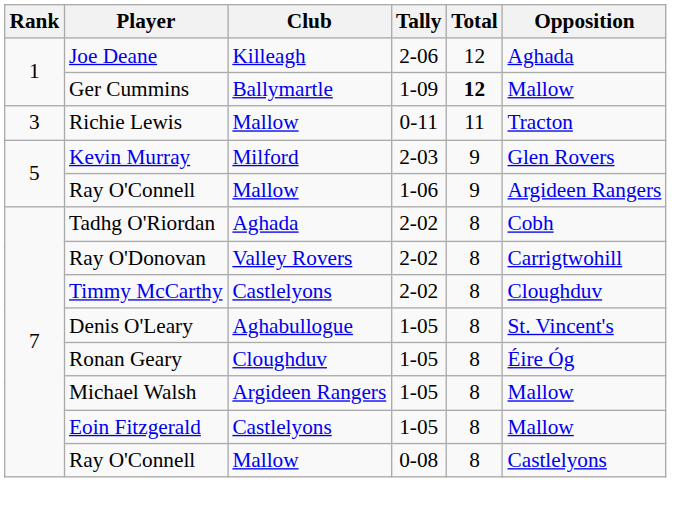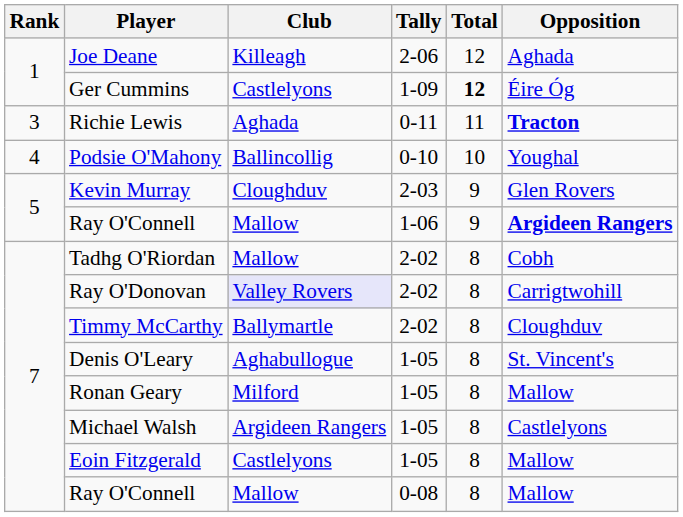(283, 88) Ballymartle -> (282, 88) Castlelyons
(541, 88) Mallow -> (541, 88) Éire Óg
(265, 122) Mallow -> (265, 122) Aghada
(540, 122) normal -> (543, 122) bold
+ row: (145, 156)
(265, 156) Milford -> (280, 190) Cloughduv
(584, 190) normal -> (590, 223) bold
(265, 223) Aghada -> (265, 257) Mallow
(292, 257) no background -> (292, 291) lavender background
(282, 291) Castlelyons -> (283, 325) Ballymartle
(280, 358) Cloughduv -> (265, 392) Milford
(541, 358) Éire Óg -> (541, 392) Mallow
(541, 392) Mallow -> (557, 426) Castlelyons
(557, 460) Castlelyons -> (541, 493) Mallow
